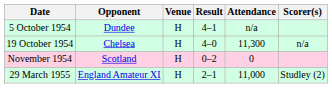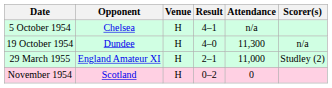(119, 28) Dundee -> (119, 28) Chelsea
(119, 43) Chelsea -> (119, 43) Dundee
rows swapped: (40, 59) <-> (40, 75)
